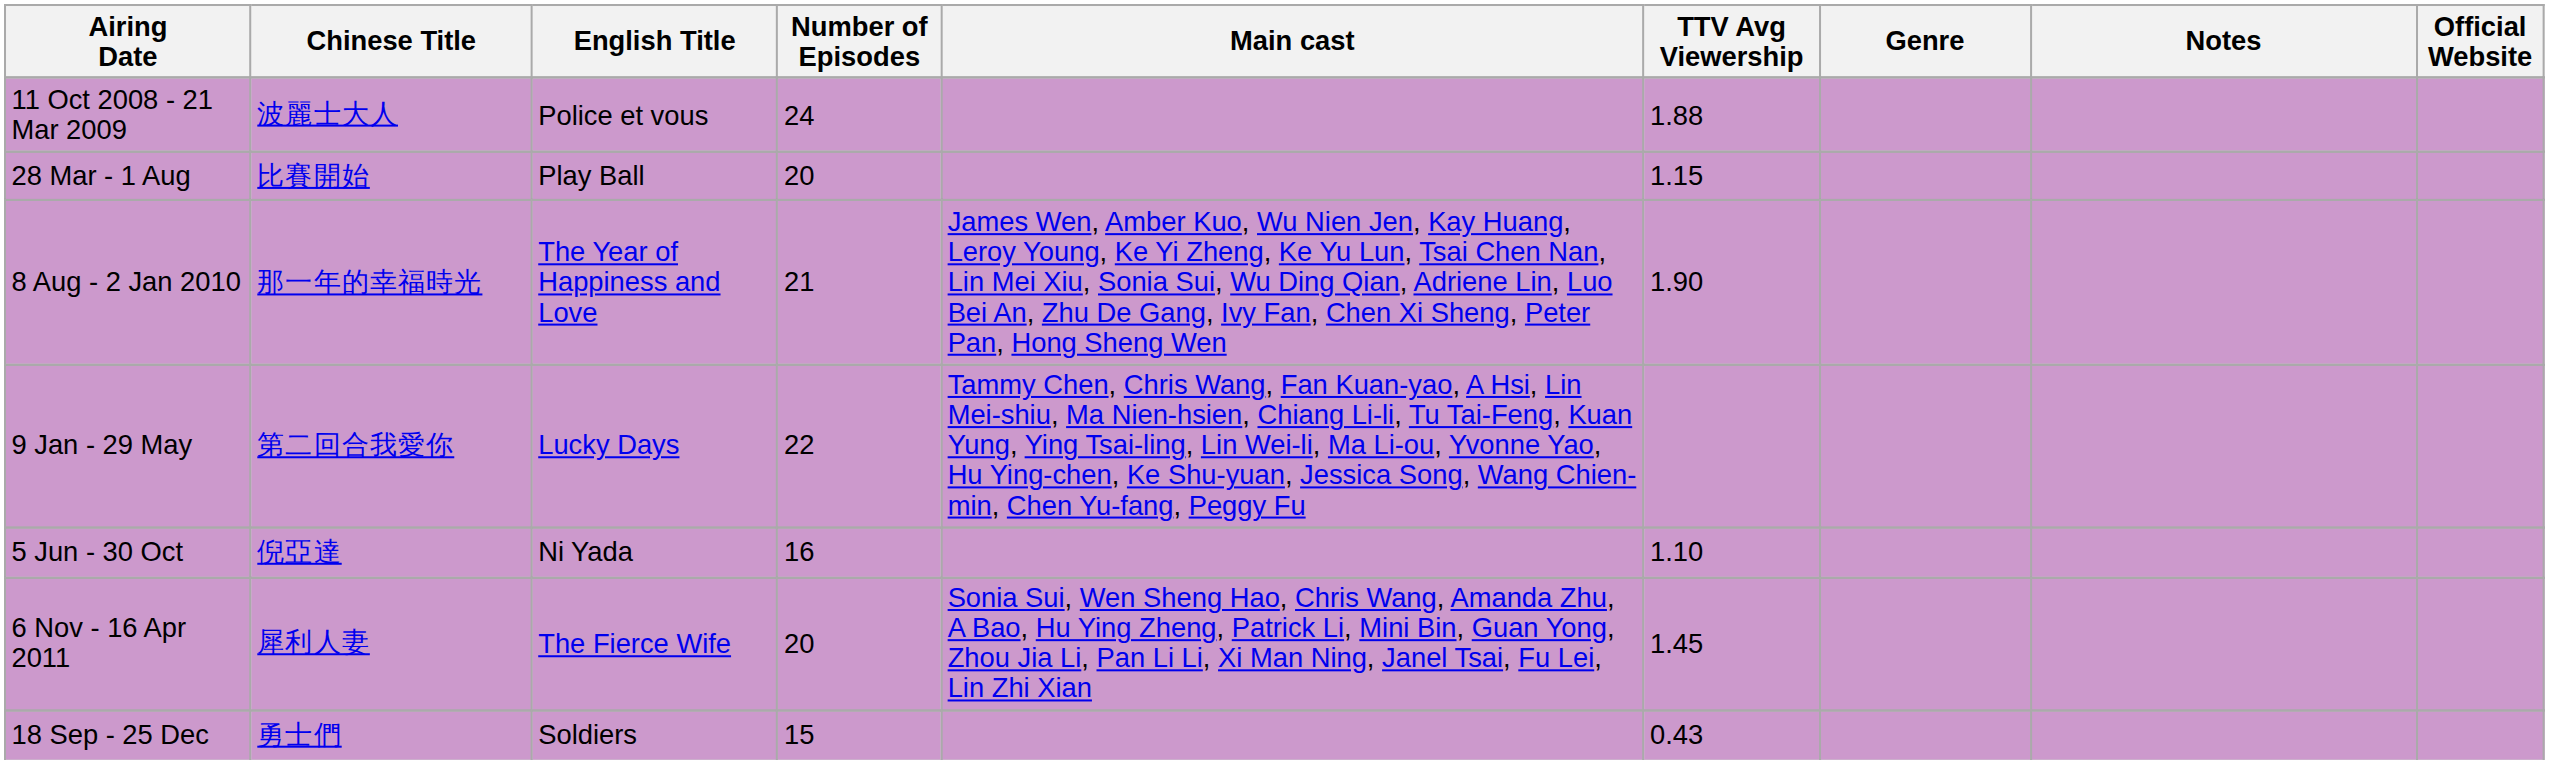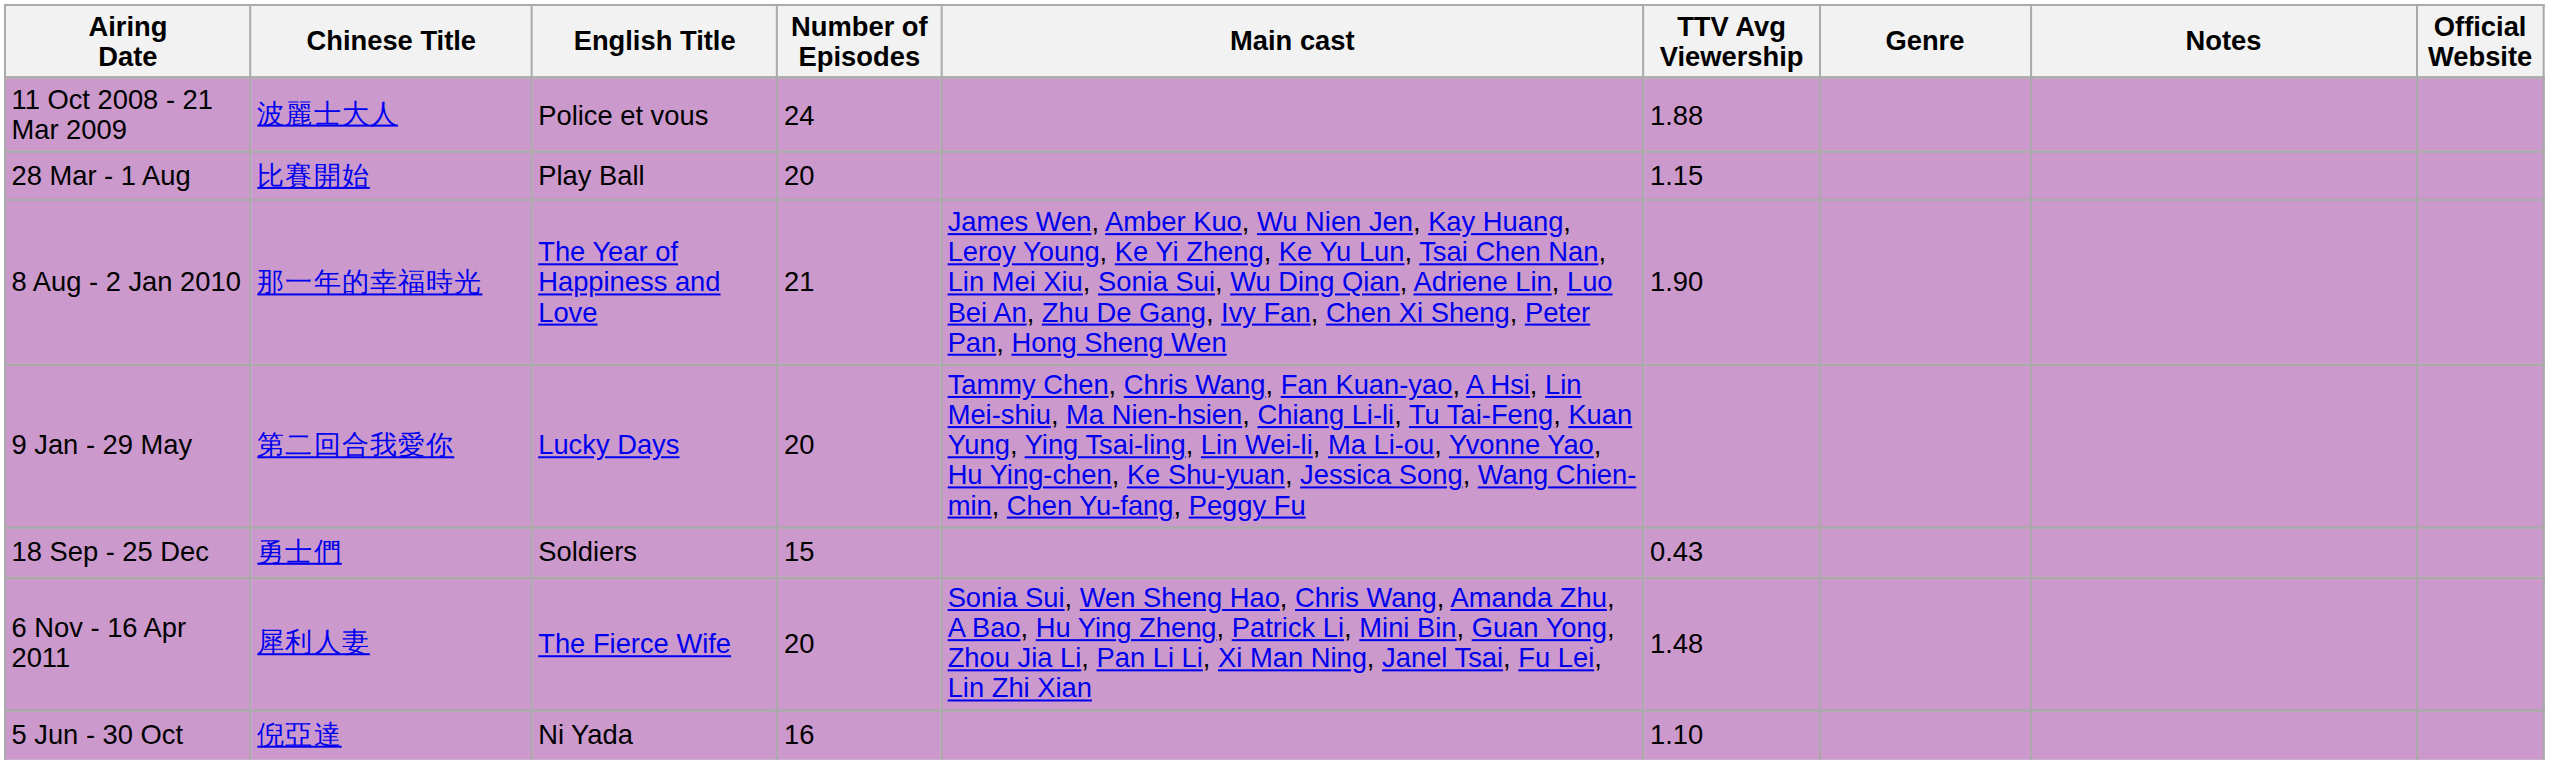(799, 446) 22 -> (799, 446) 20
rows swapped: (97, 552) <-> (110, 735)
(1677, 643) 1.45 -> (1677, 643) 1.48
